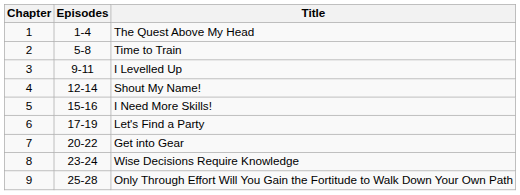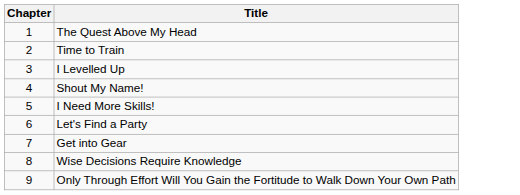- column: (83, 13)
